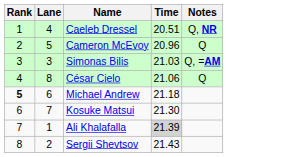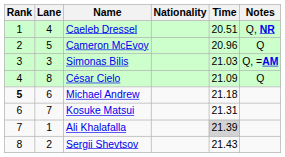+ column: (180, 12)
(166, 78) 21.06 -> (224, 78) 21.09
(166, 111) 21.30 -> (224, 111) 21.31
